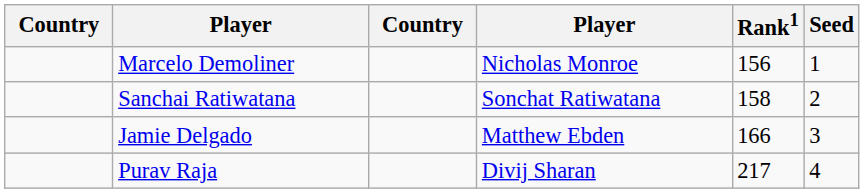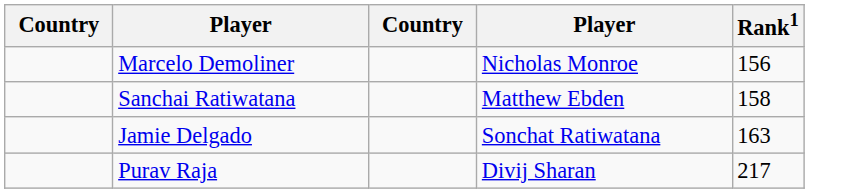- column: (832, 25)
(571, 99) Sonchat Ratiwatana -> (553, 99) Matthew Ebden
(553, 134) Matthew Ebden -> (571, 134) Sonchat Ratiwatana
(754, 134) 166 -> (754, 134) 163
